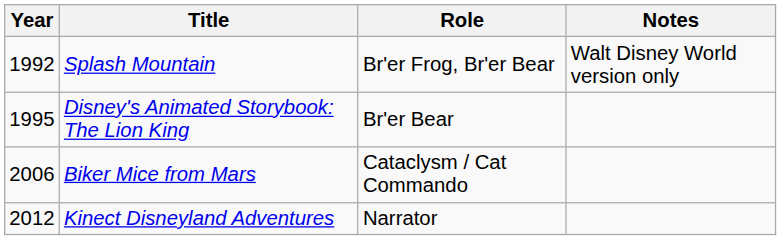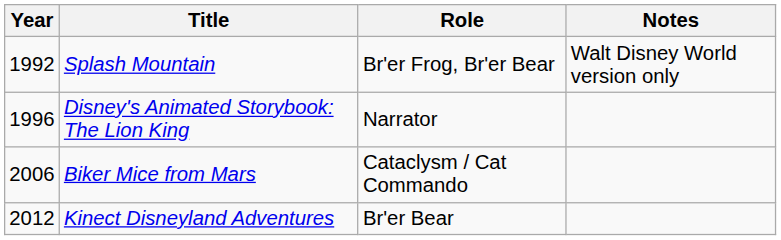(32, 119) 1995 -> (32, 119) 1996
(408, 119) Br'er Bear -> (400, 119) Narrator
(400, 218) Narrator -> (408, 218) Br'er Bear
